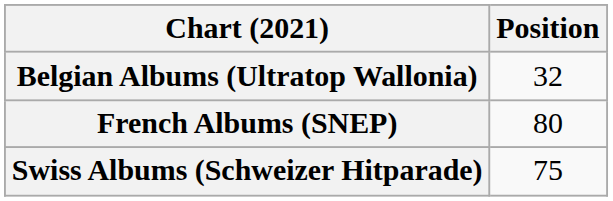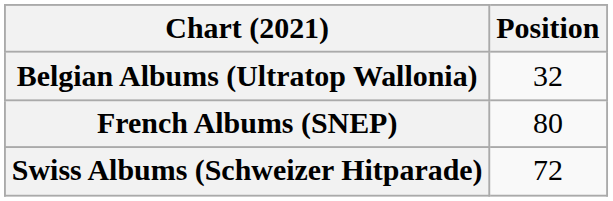(548, 170) 75 -> (548, 170) 72
